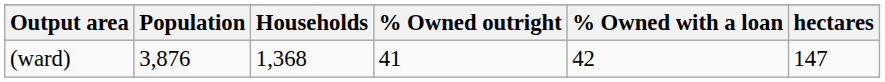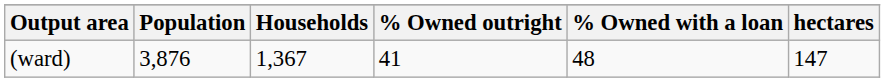(281, 58) 1,368 -> (281, 58) 1,367
(584, 58) 42 -> (584, 58) 48
